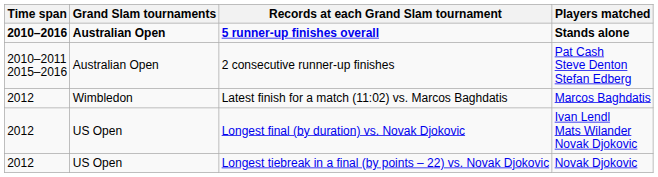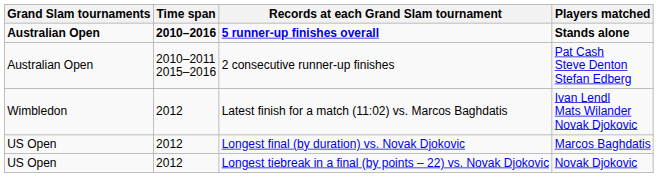columns swapped: (144, 14) <-> (37, 14)
(603, 98) Marcos Baghdatis -> (596, 111) Ivan Lendl Mats Wilander Novak Djokovic
(596, 130) Ivan Lendl Mats Wilander Novak Djokovic -> (603, 144) Marcos Baghdatis
